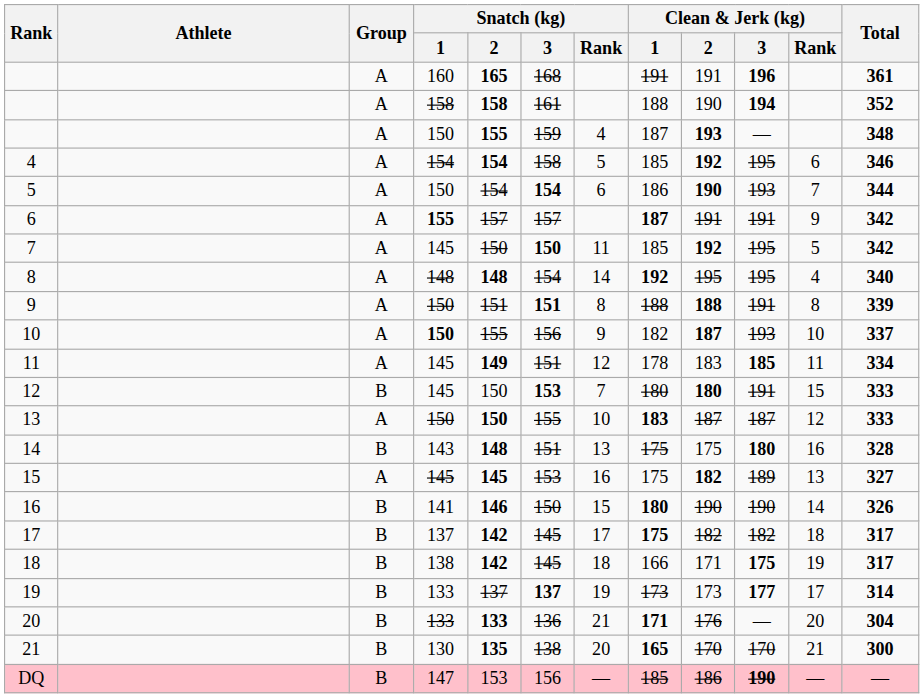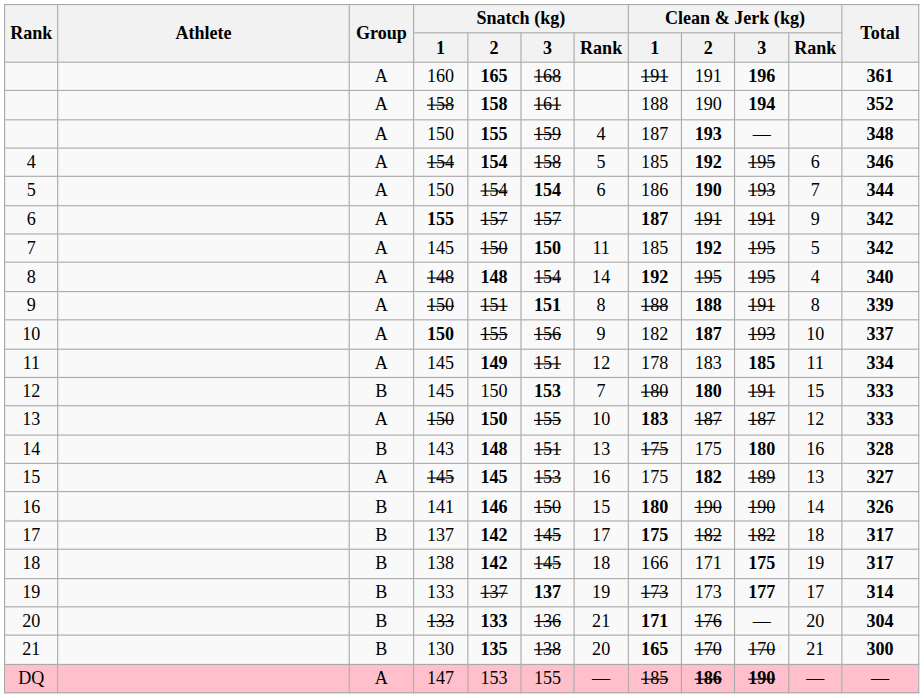(381, 678) B -> (381, 678) A
(548, 678) 156 -> (548, 678) 155
(708, 678) normal -> (708, 678) bold
